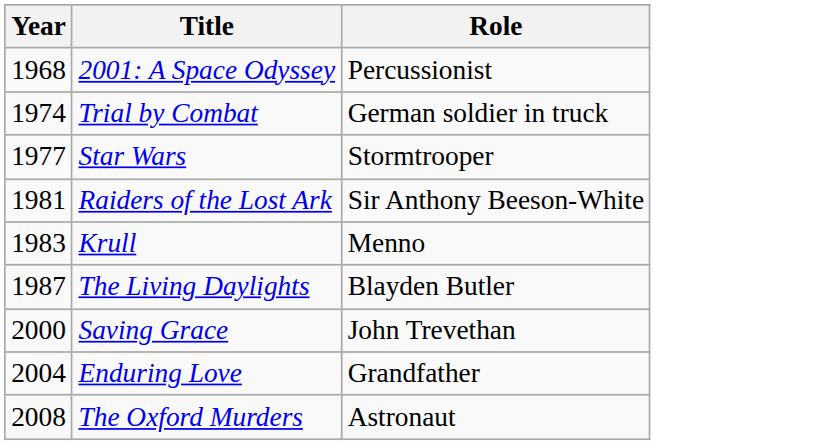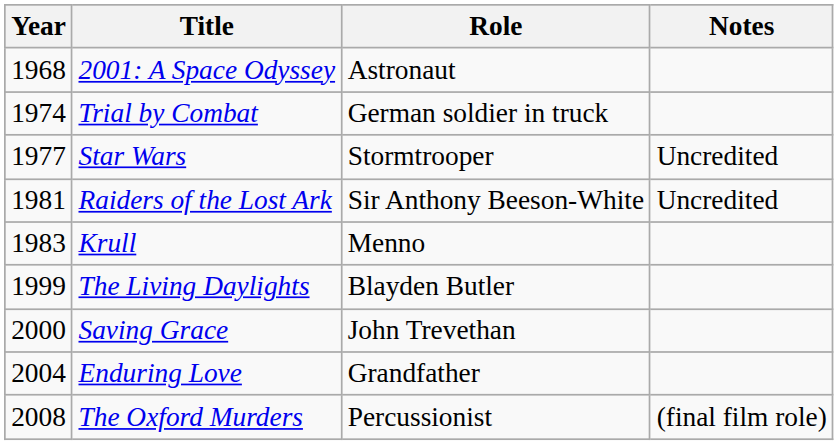+ column: (742, 26)
(420, 69) Percussionist -> (402, 69) Astronaut
(39, 286) 1987 -> (39, 286) 1999
(402, 416) Astronaut -> (420, 416) Percussionist
